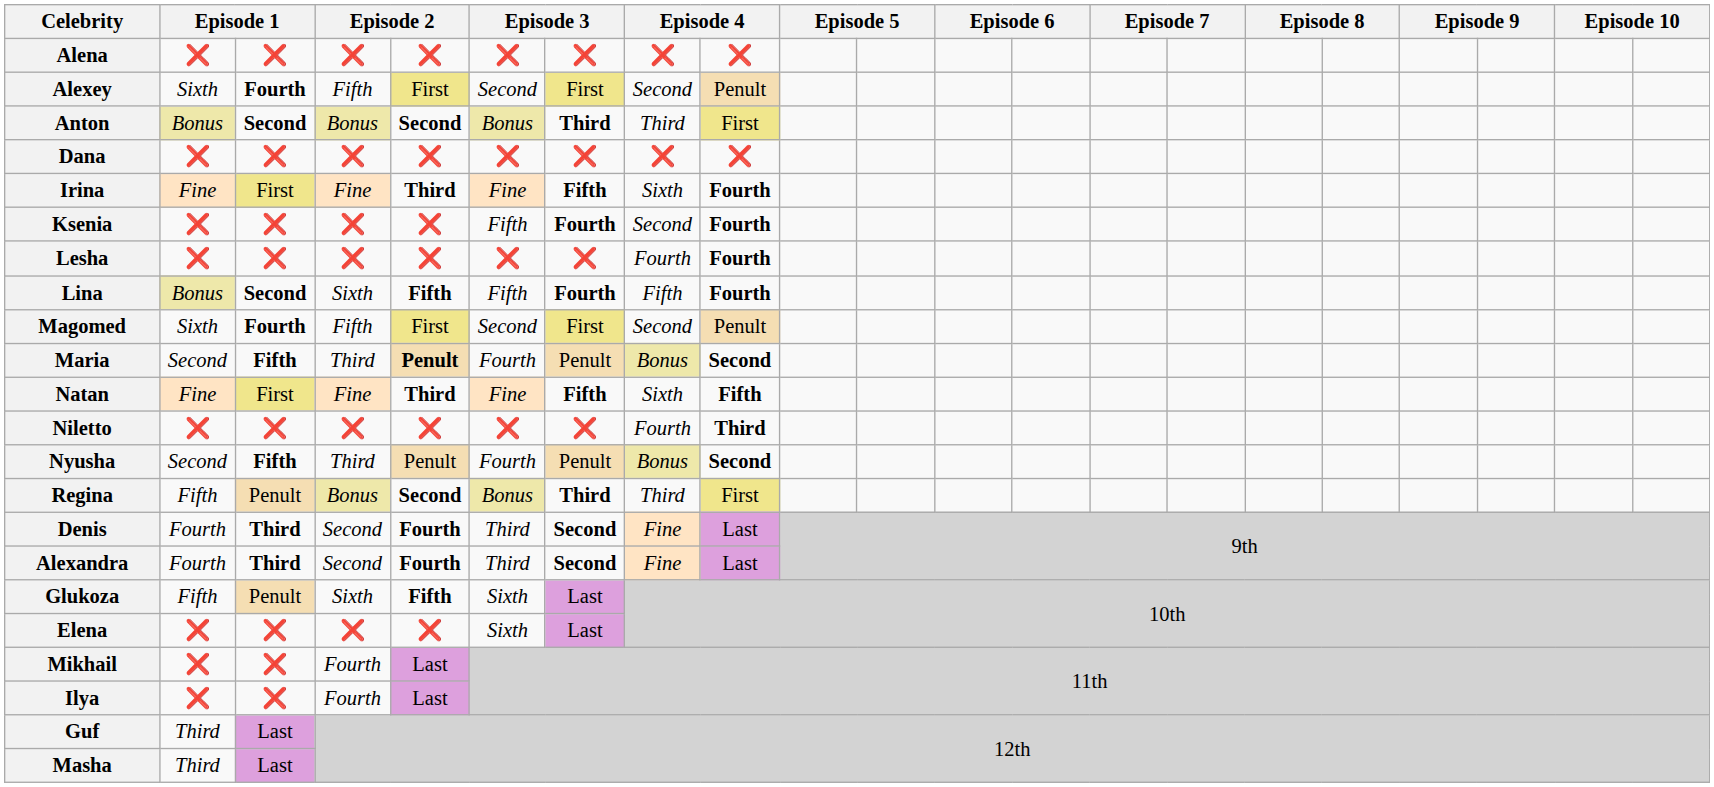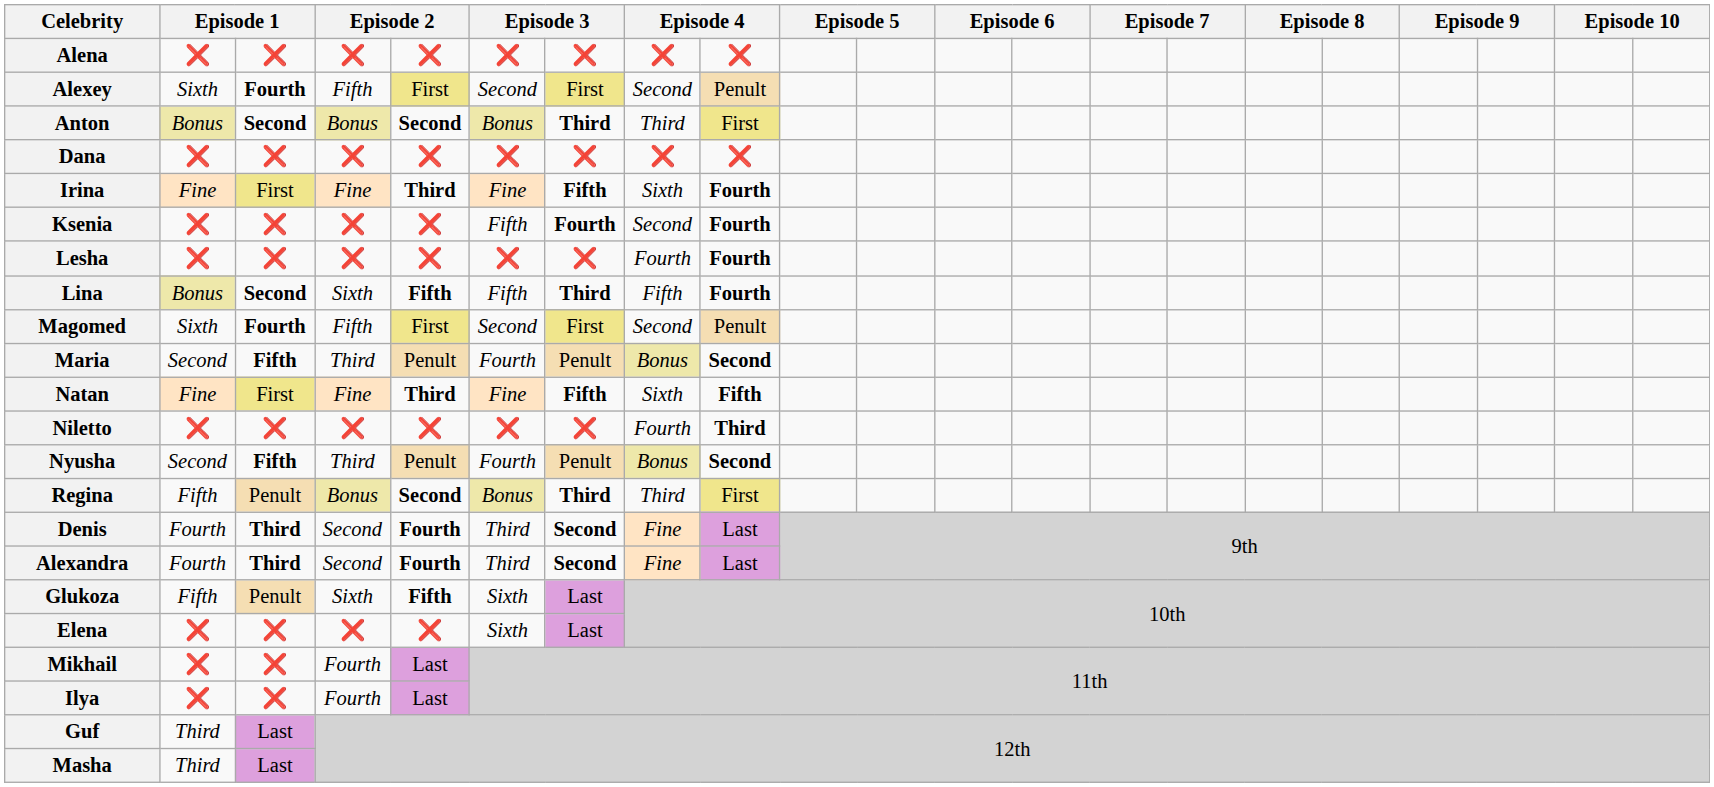(585, 292) Fourth -> (585, 292) Third
(430, 359) bold -> (430, 359) normal
